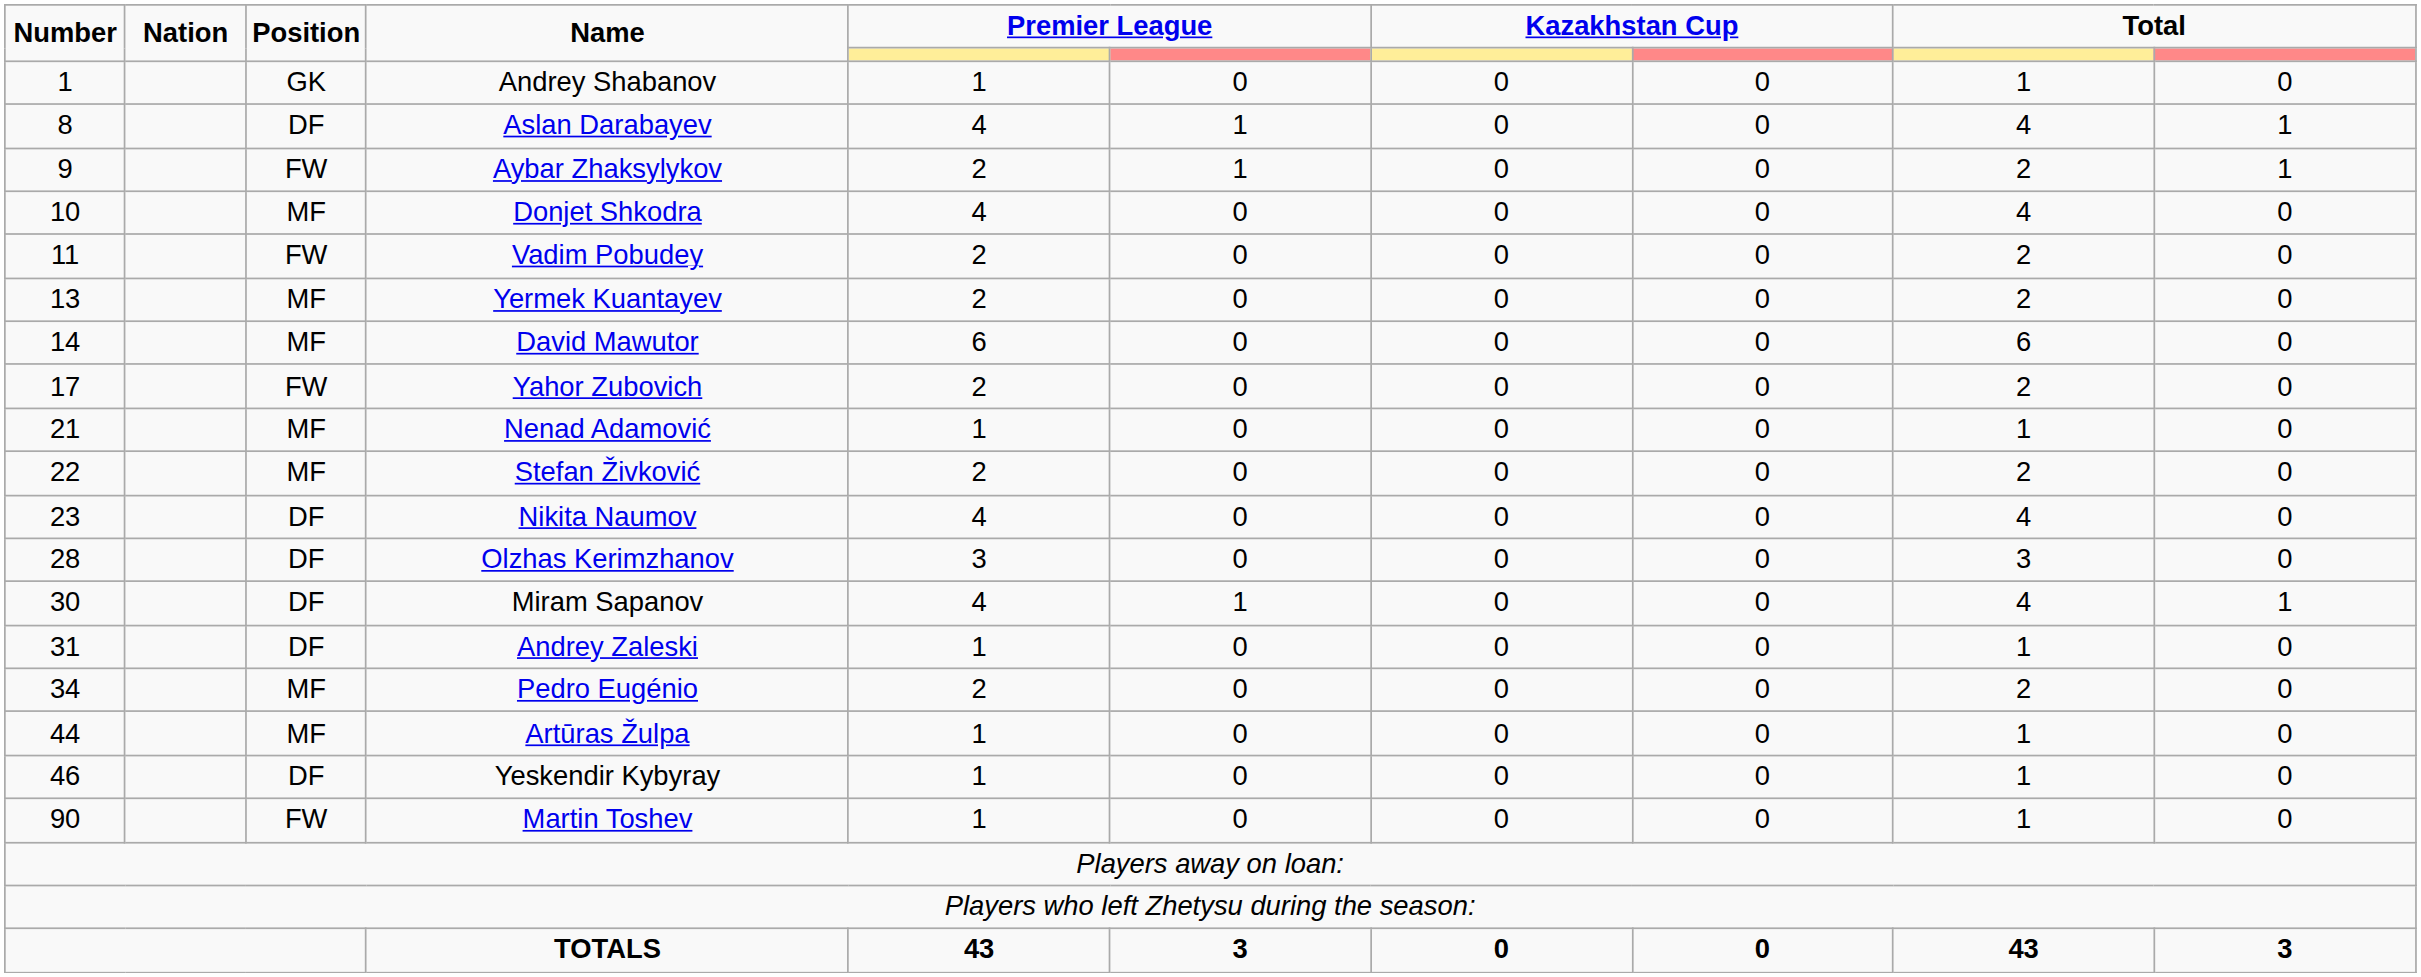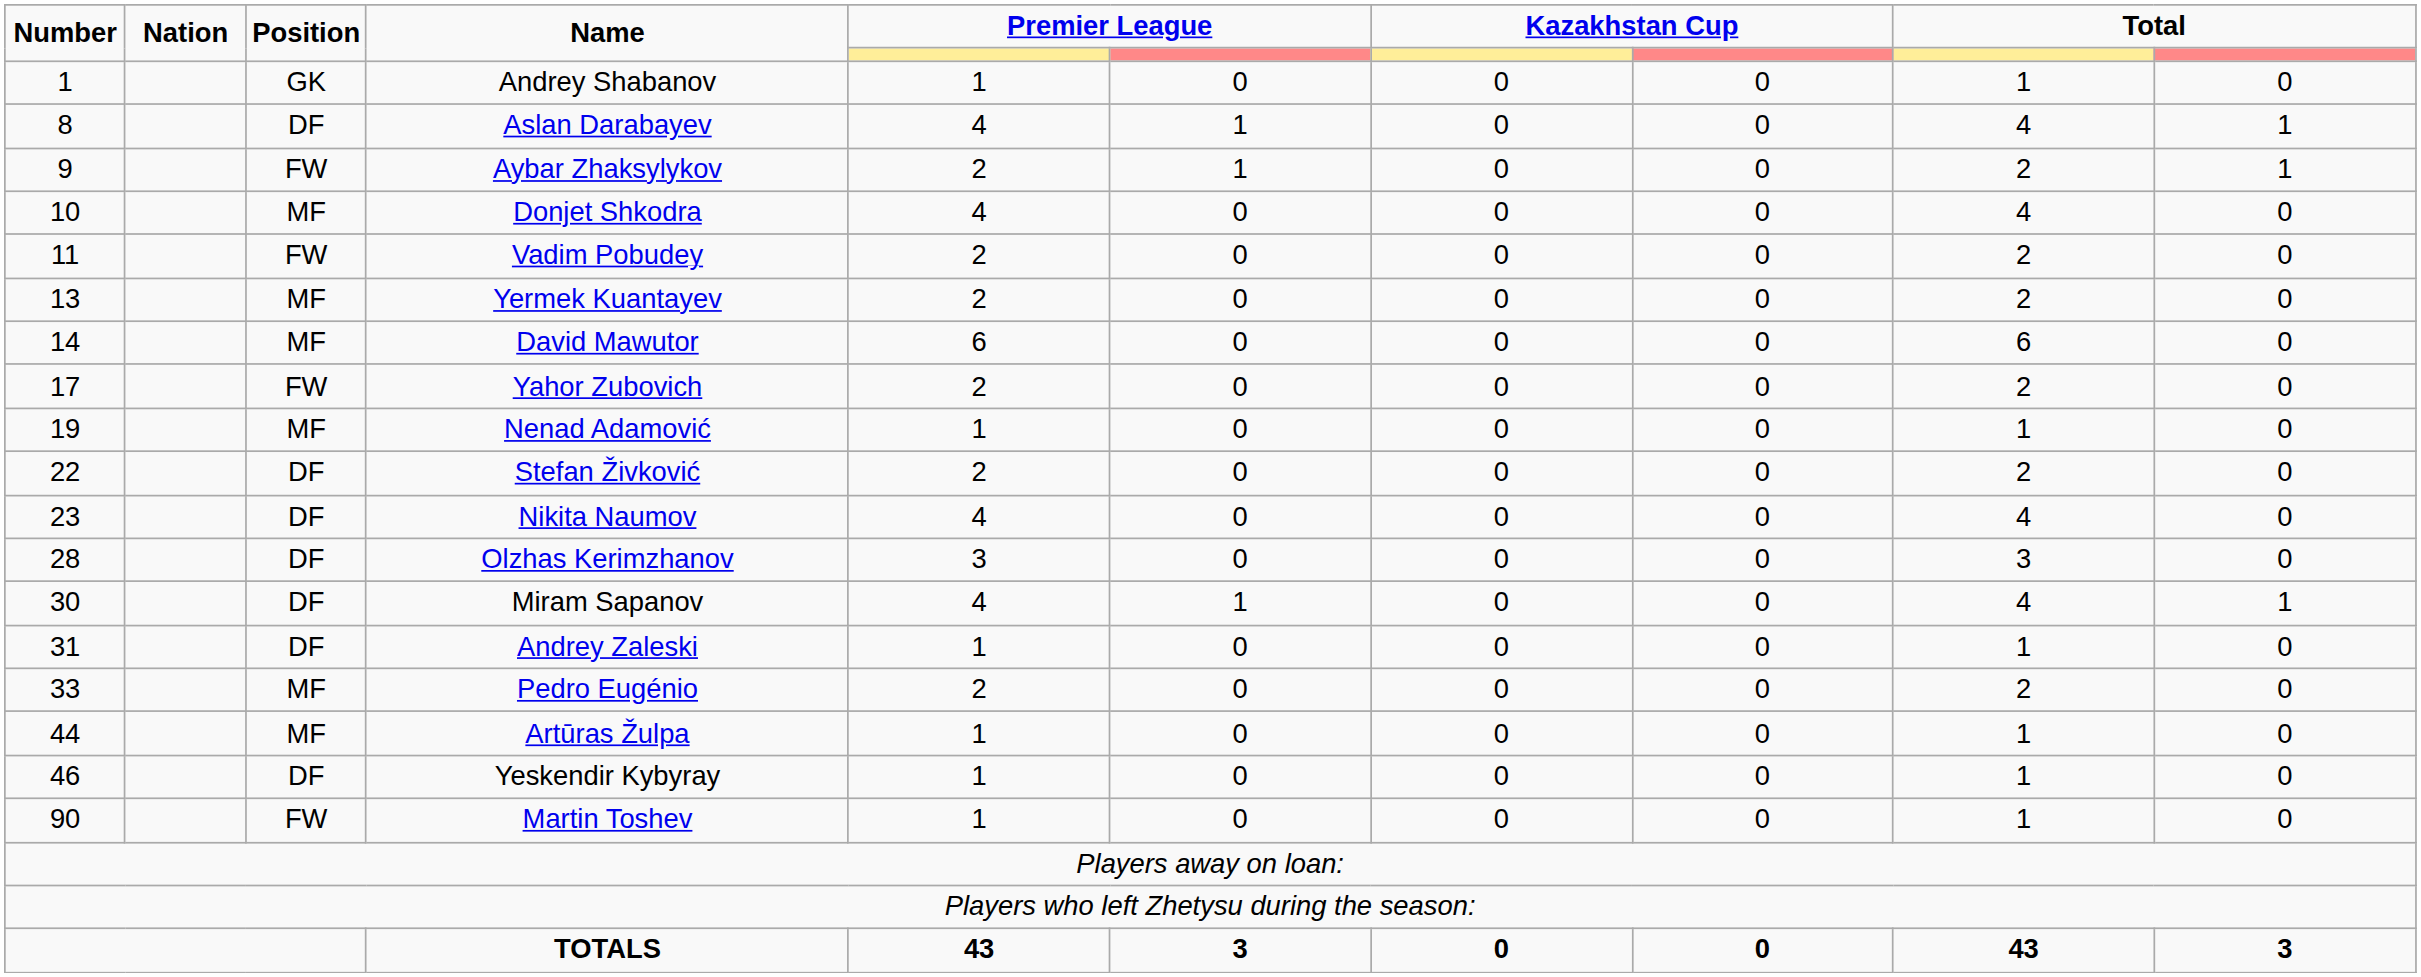(65, 429) 21 -> (65, 429) 19
(306, 472) MF -> (306, 472) DF
(65, 689) 34 -> (65, 689) 33
